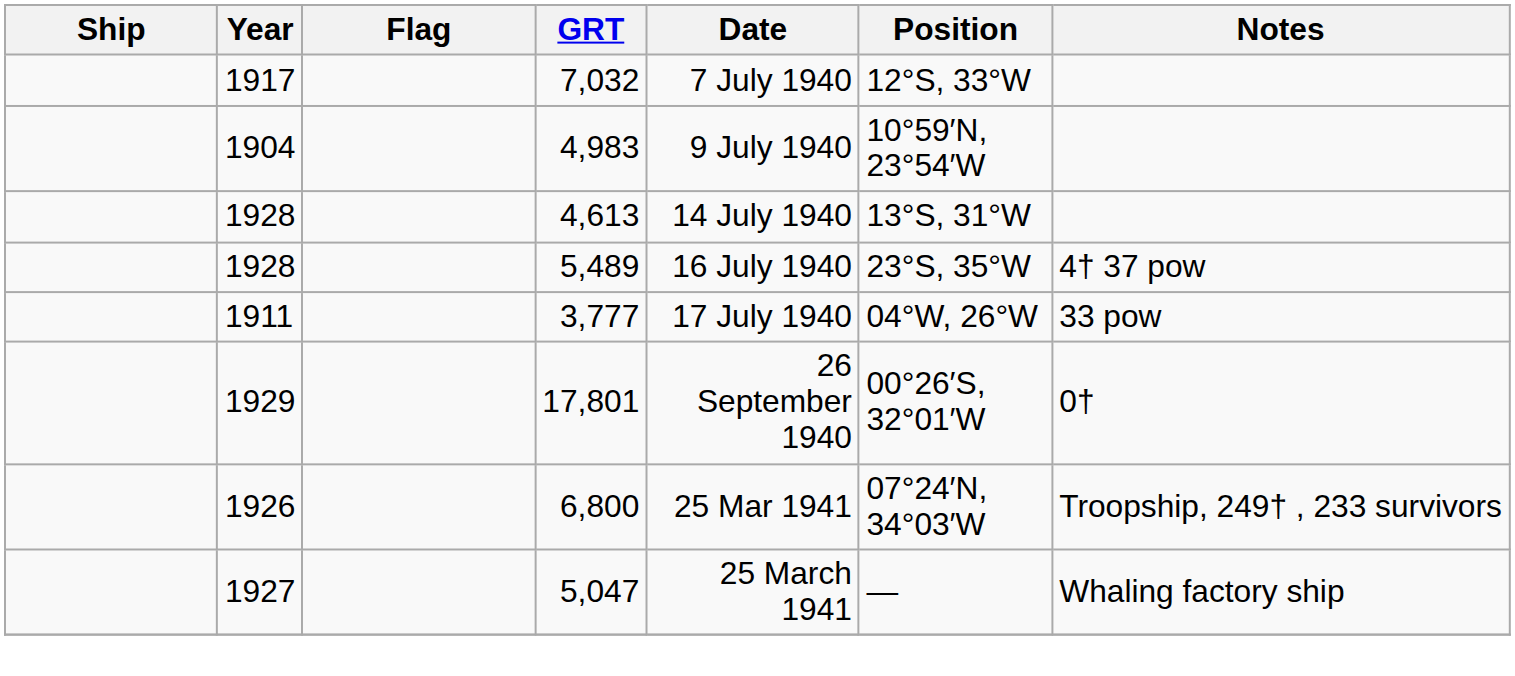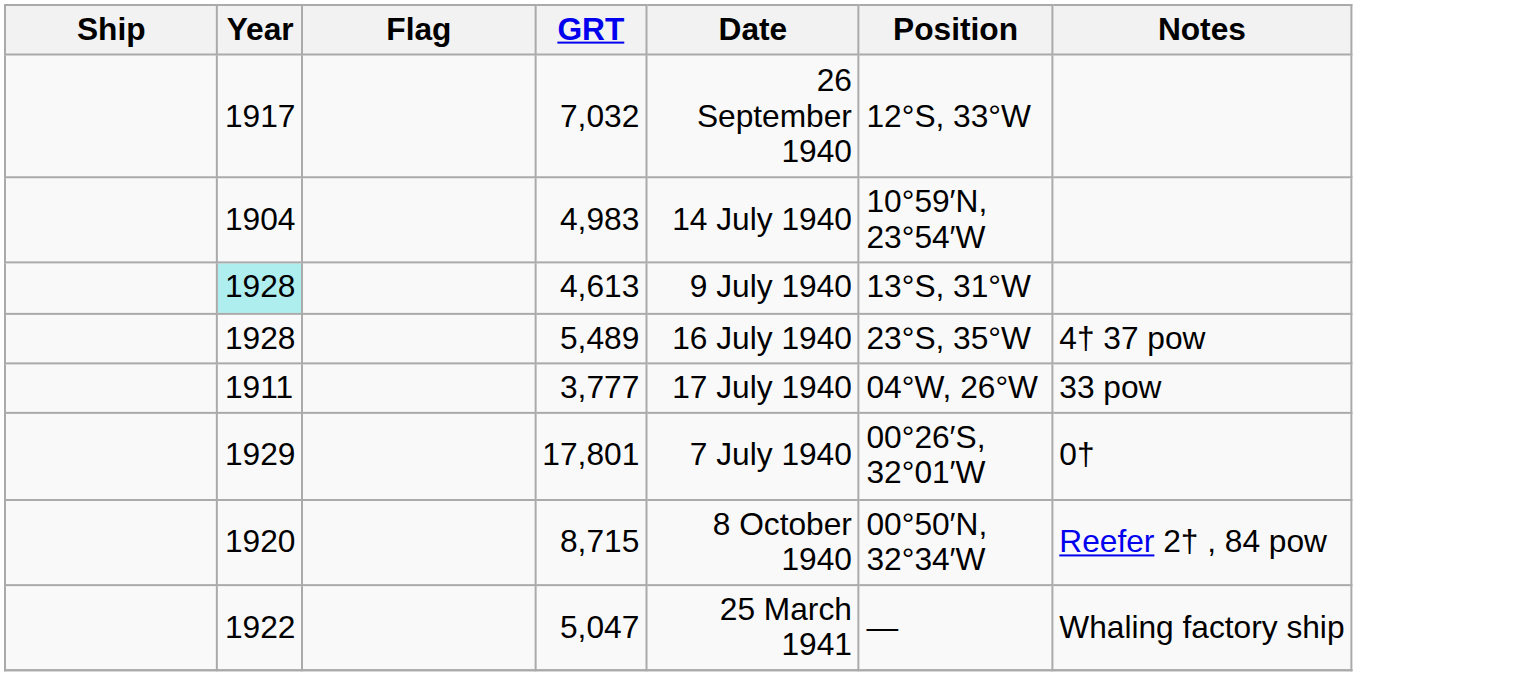(771, 79) 7 July 1940 -> (774, 115) 26 September 1940
(771, 147) 9 July 1940 -> (762, 219) 14 July 1940
(260, 215) no background -> (260, 287) paleturquoise background
(762, 215) 14 July 1940 -> (771, 287) 9 July 1940
(774, 402) 26 September 1940 -> (771, 455) 7 July 1940
+ row: (600, 541)
- row: (600, 506)
(260, 591) 1927 -> (260, 627) 1922
